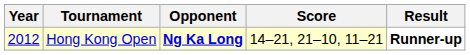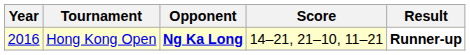(24, 39) 2012 -> (24, 39) 2016
